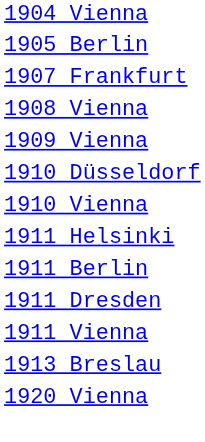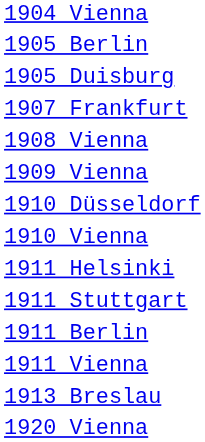+ row: (89, 77)
+ row: (96, 301)
- row: (83, 301)
